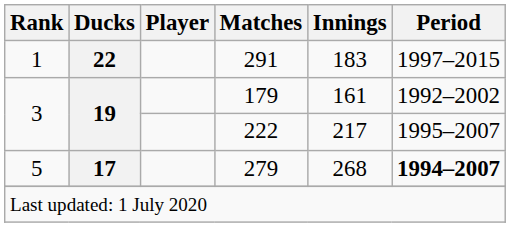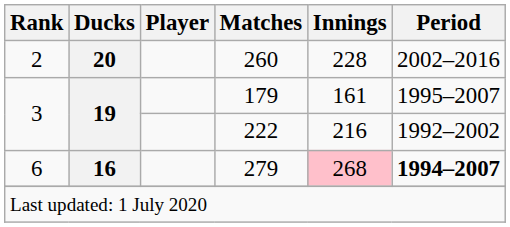- row: (261, 58)
+ row: (261, 58)
(449, 95) 1992–2002 -> (449, 95) 1995–2007
(350, 131) 217 -> (350, 131) 216
(449, 131) 1995–2007 -> (449, 131) 1992–2002
(37, 167) 5 -> (37, 167) 6
(104, 167) 17 -> (104, 167) 16
(350, 167) no background -> (350, 167) pink background
